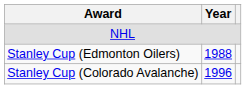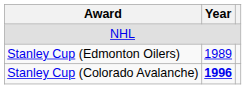(218, 53) 1988 -> (218, 53) 1989
(218, 73) normal -> (218, 73) bold
